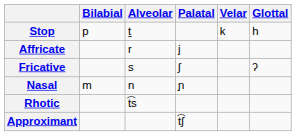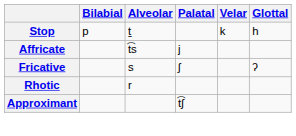(130, 49) r -> (132, 49) t͡s
- row: (42, 85)
(132, 103) t͡s -> (130, 85) r
